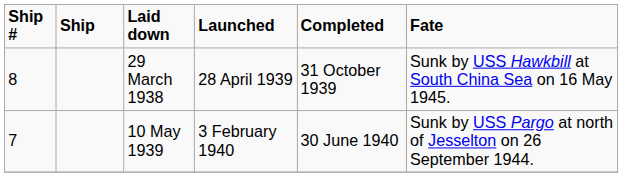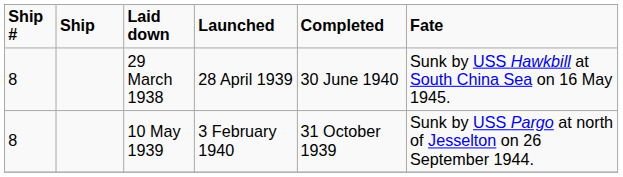(341, 79) 31 October 1939 -> (350, 79) 30 June 1940
(13, 141) 7 -> (13, 141) 8
(350, 141) 30 June 1940 -> (341, 141) 31 October 1939
